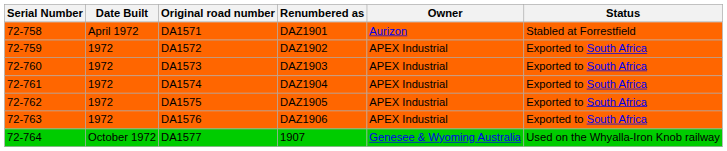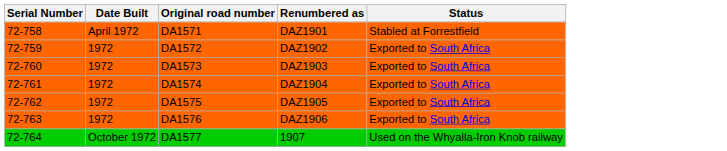- column: (445, 13)
